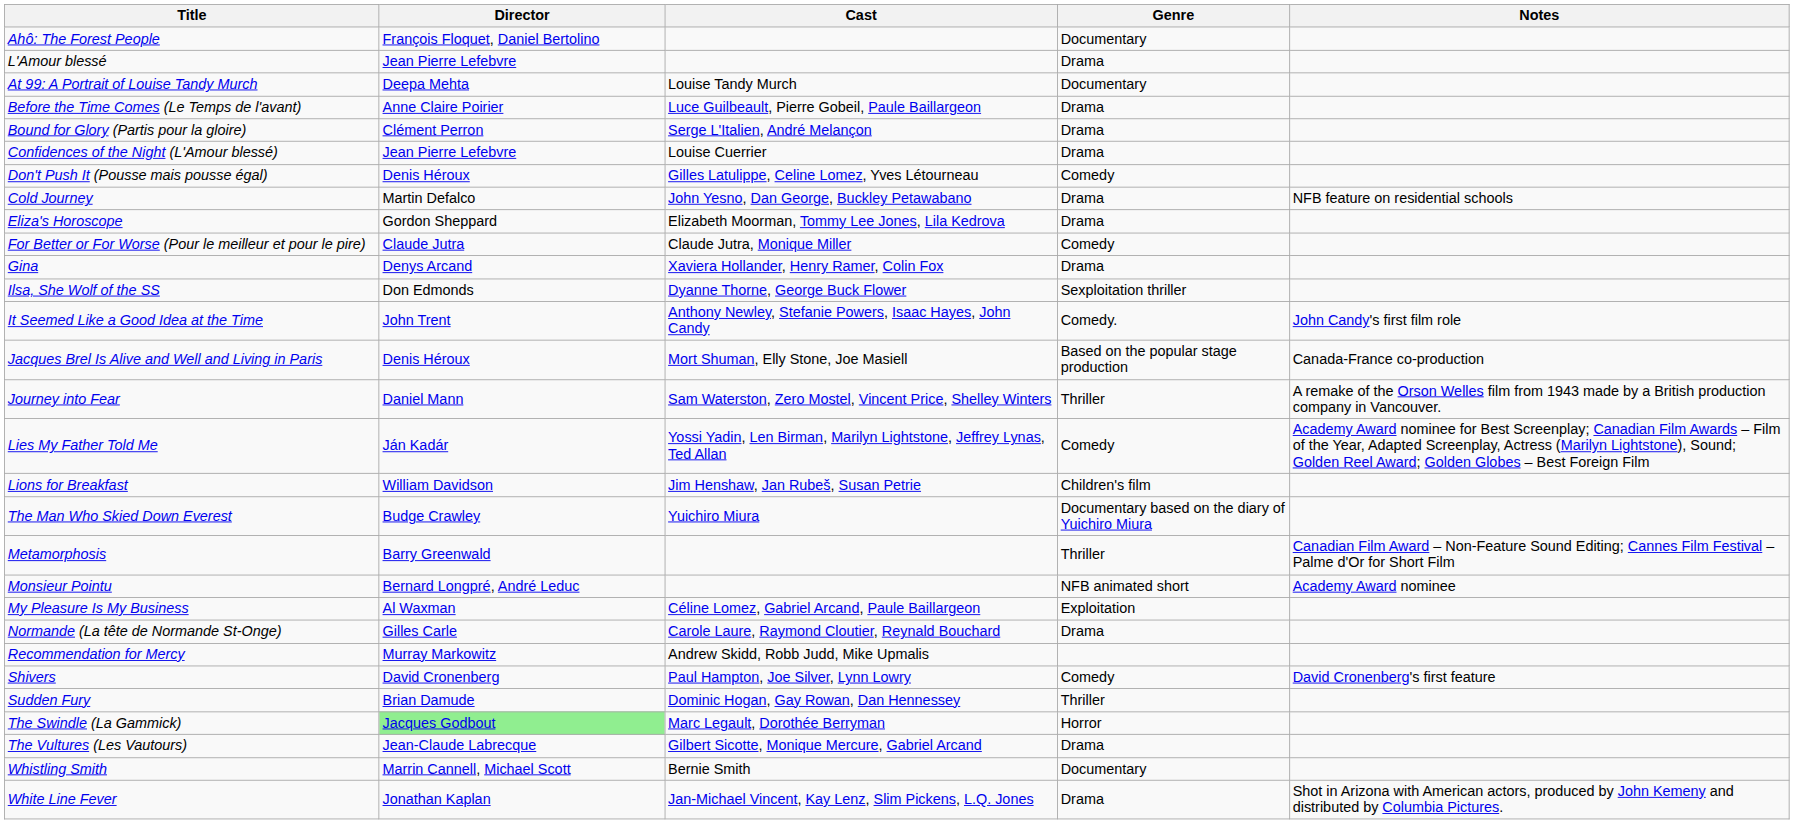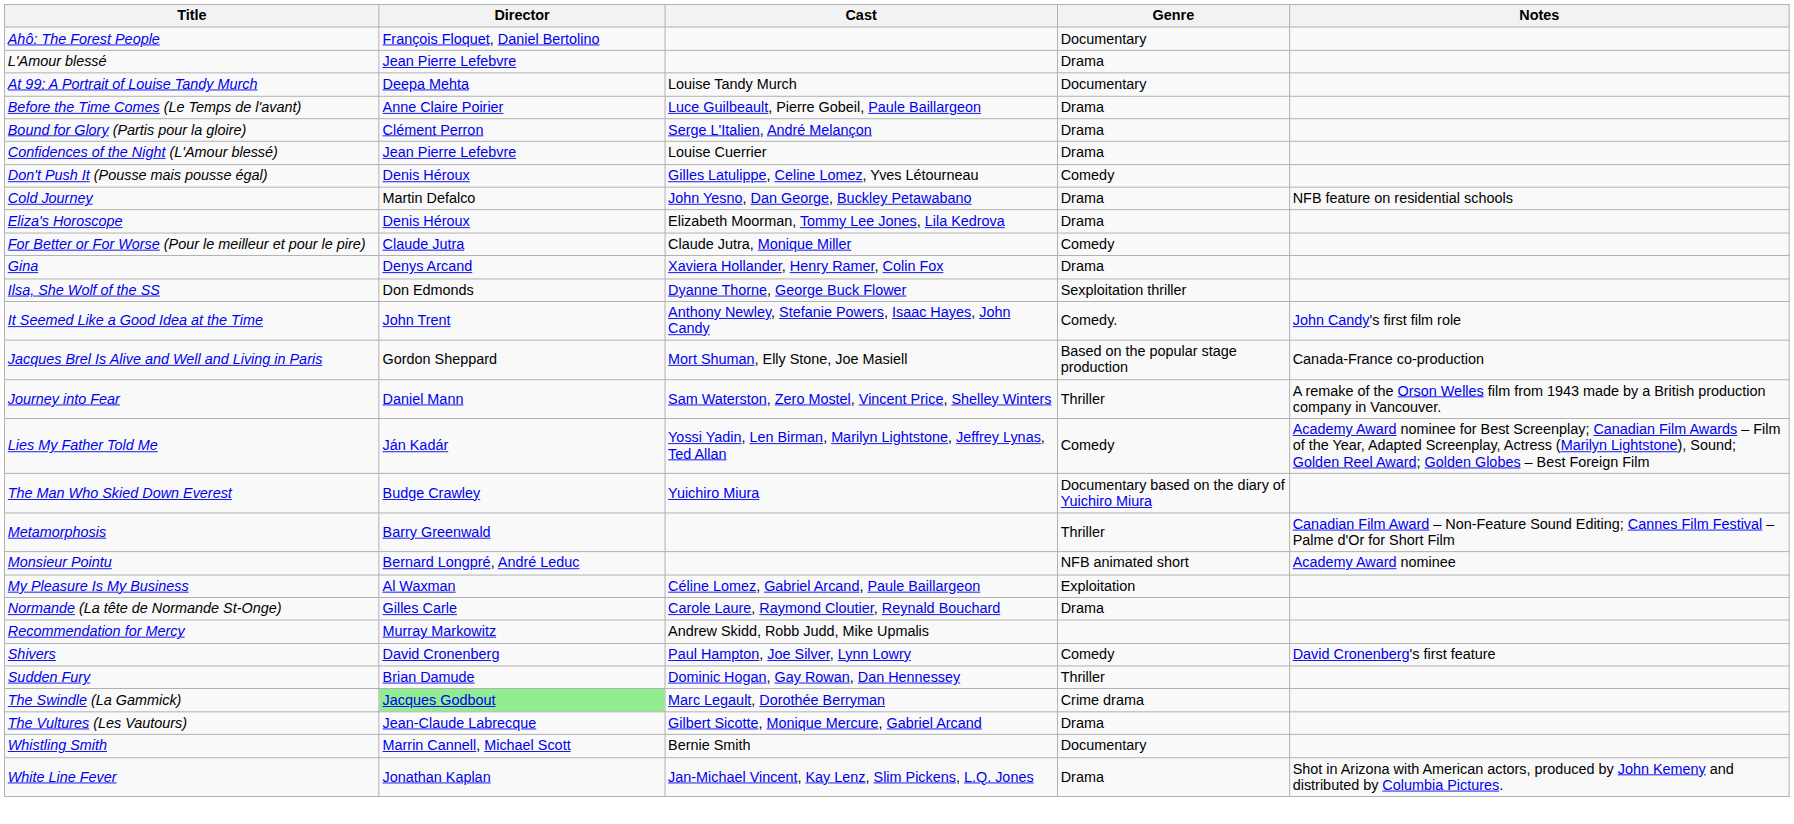(440, 221) Gordon Sheppard -> (426, 221) Denis Héroux
(426, 359) Denis Héroux -> (440, 359) Gordon Sheppard
- row: (68, 485)
(1081, 723) Horror -> (1102, 700) Crime drama
